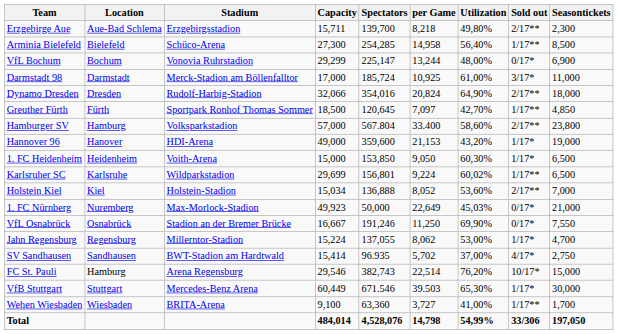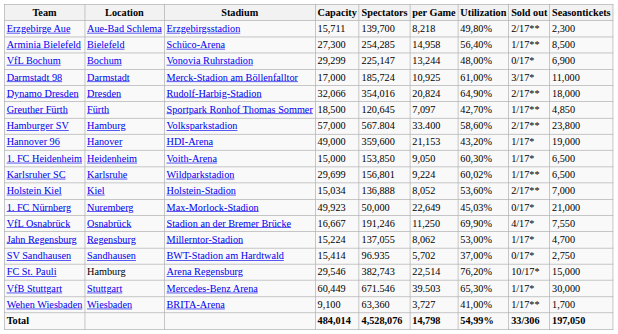(523, 223) 0/17* -> (523, 223) 4/17*
(523, 256) 4/17* -> (523, 256) 0/17*
